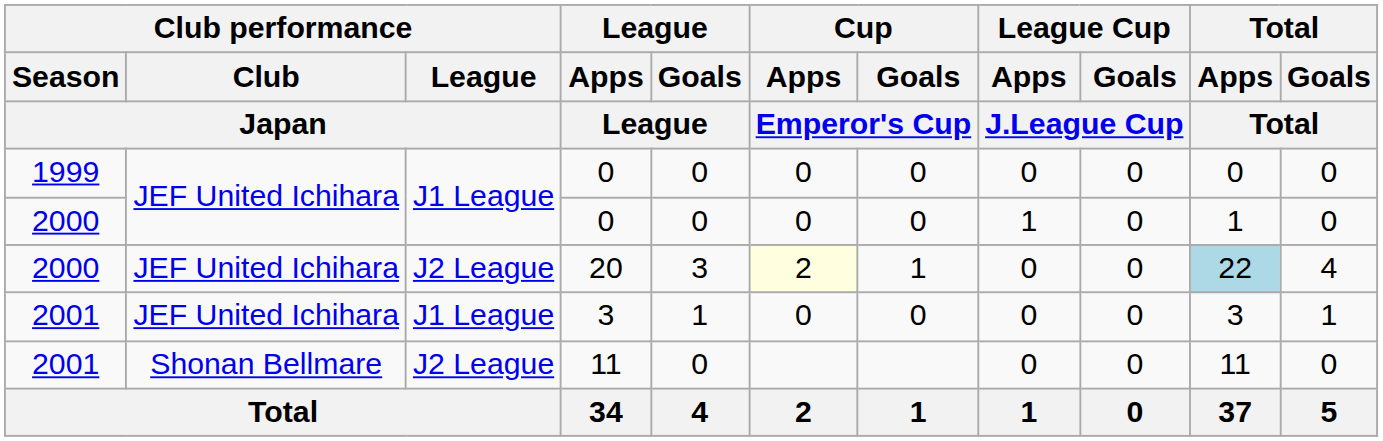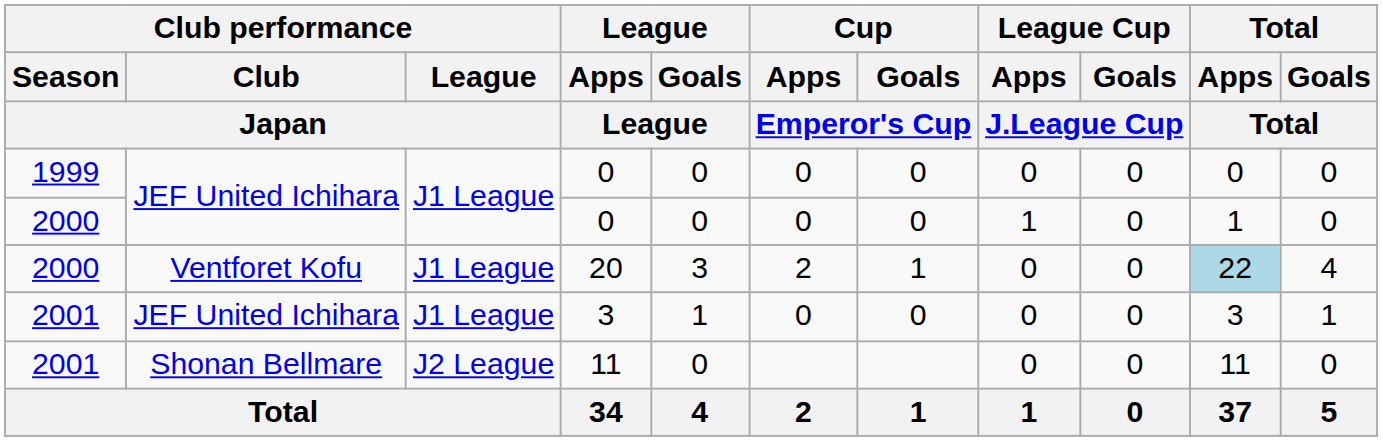(266, 268) JEF United Ichihara -> (266, 268) Ventforet Kofu
(484, 268) J2 League -> (484, 268) J1 League
(803, 268) lightyellow background -> (803, 268) no background
